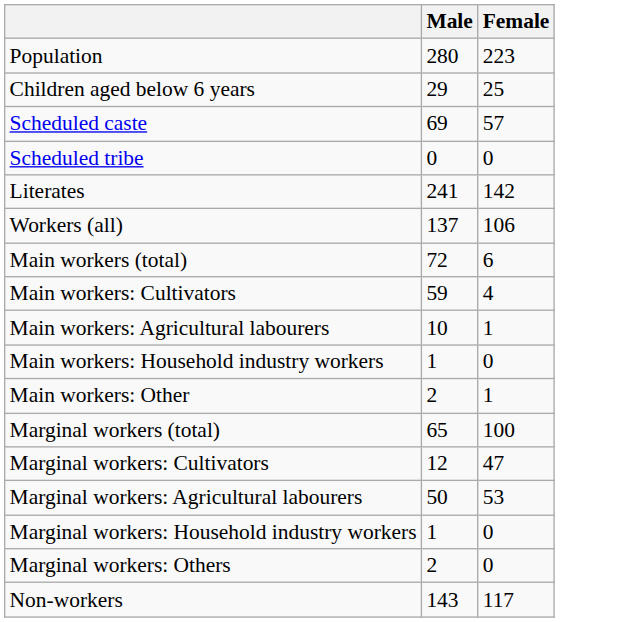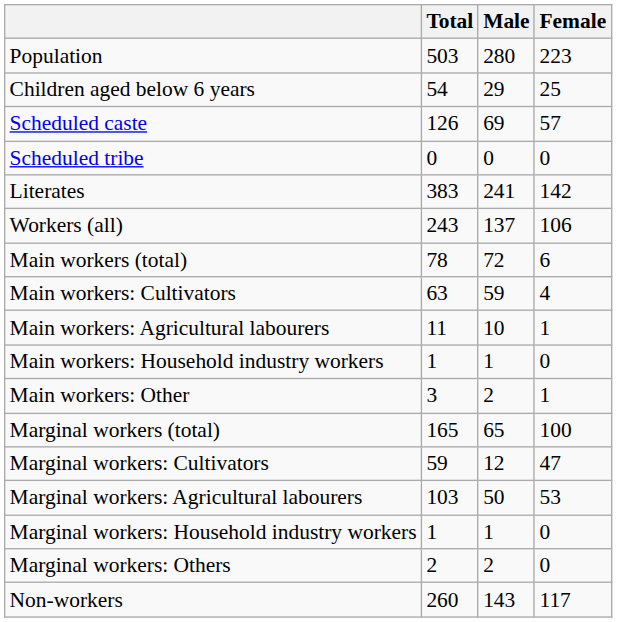+ column: (450, 21)
